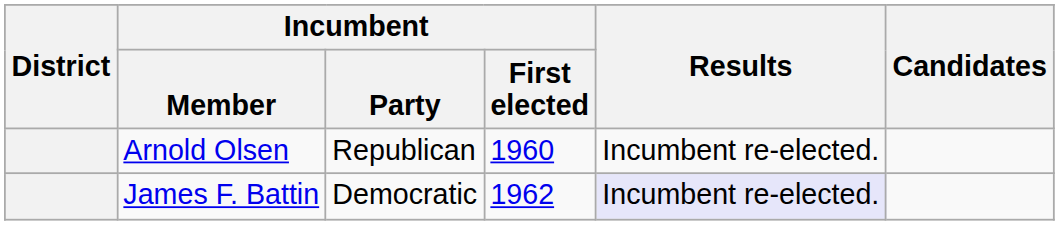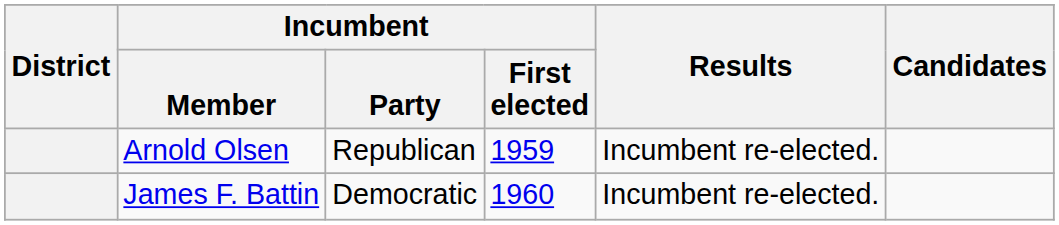(522, 150) 1960 -> (522, 150) 1959
(522, 195) 1962 -> (522, 195) 1960
(741, 195) lavender background -> (741, 195) no background
